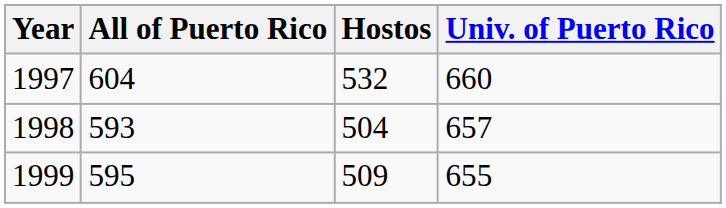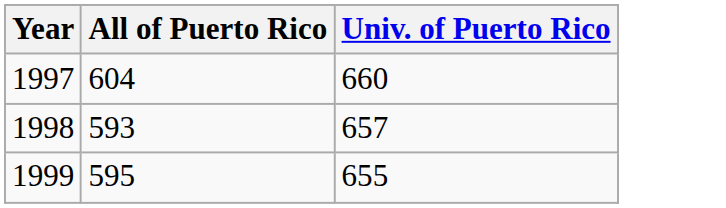- column: (386, 29)
